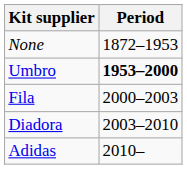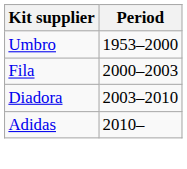- row: (26, 44)
(140, 71) bold -> (140, 44) normal
